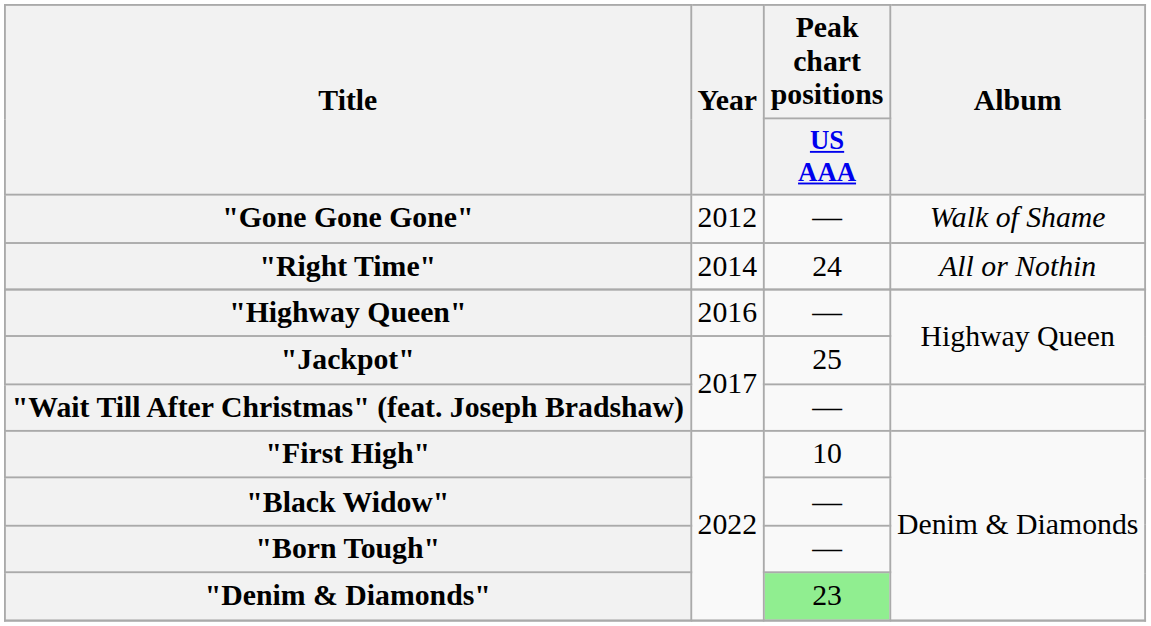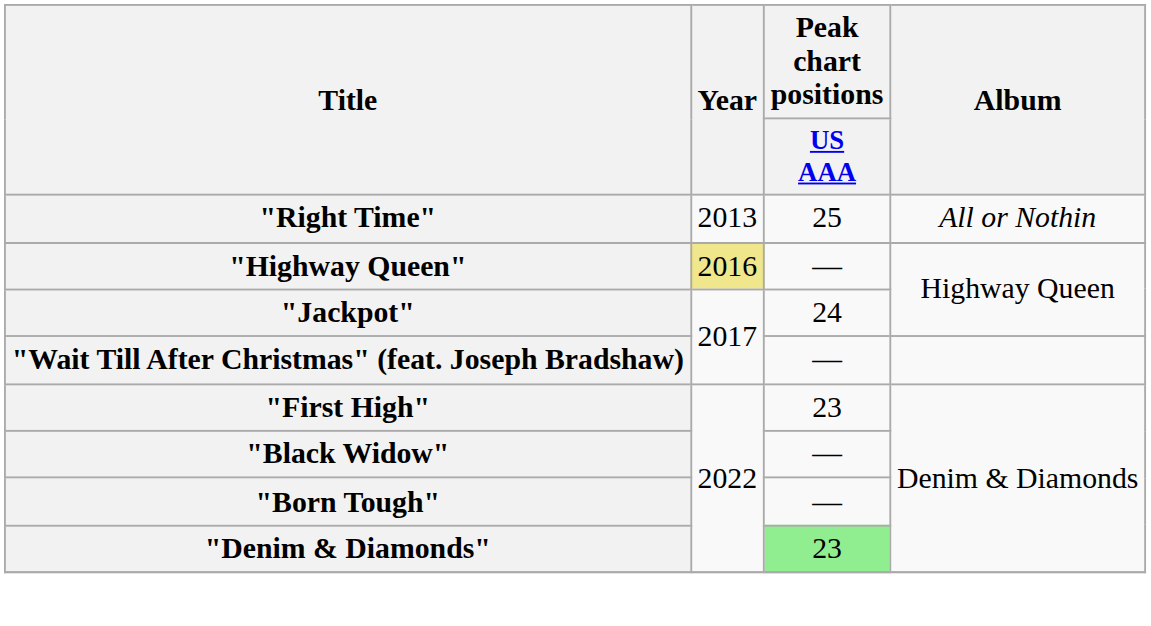- row: (348, 218)
(727, 265) 2014 -> (727, 218) 2013
(827, 265) 24 -> (827, 218) 25
(727, 312) no background -> (727, 265) khaki background
(827, 359) 25 -> (827, 312) 24
(827, 454) 10 -> (827, 406) 23
